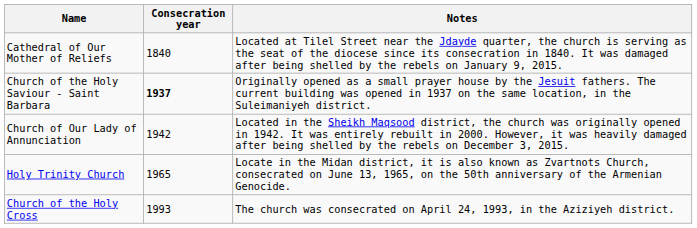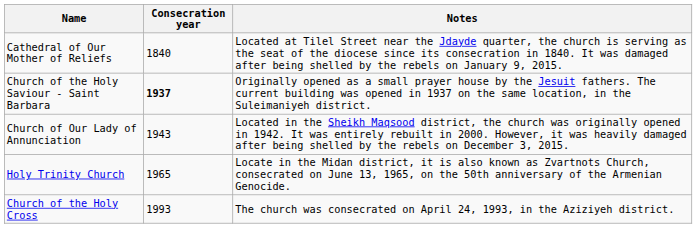(159, 134) 1942 -> (159, 134) 1943
